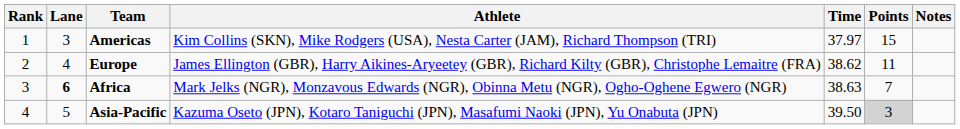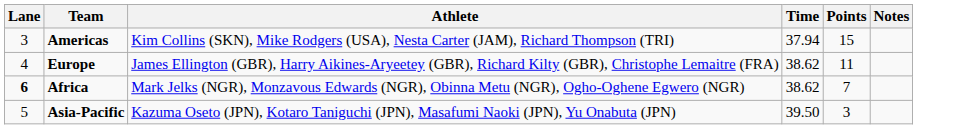- column: (25, 16)
(845, 40) 37.97 -> (803, 40) 37.94
(845, 87) 38.63 -> (803, 87) 38.62
(889, 111) lightgrey background -> (846, 111) no background
